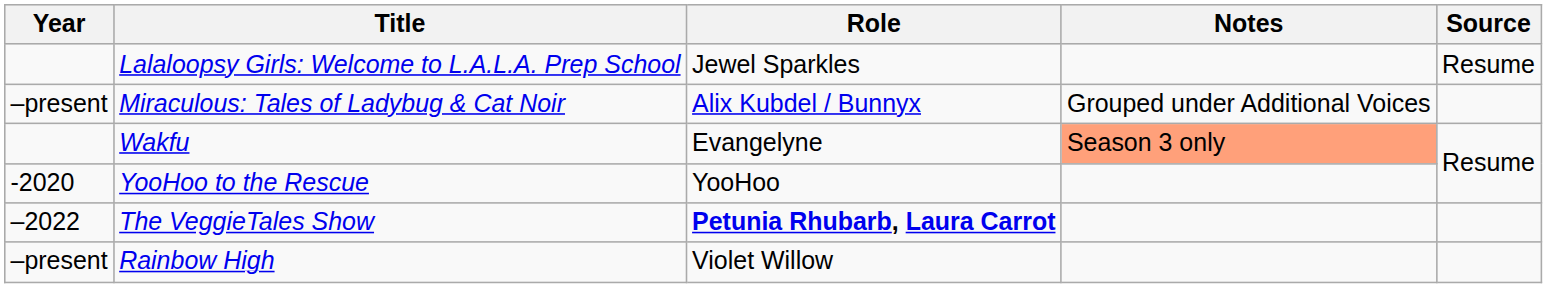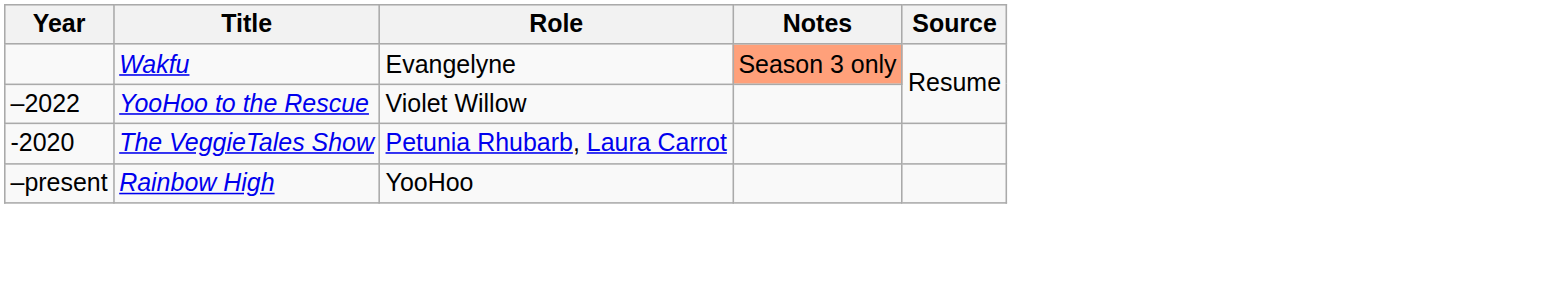- row: (400, 63)
- row: (342, 103)
(42, 182) -2020 -> (45, 103) –2022
(736, 182) YooHoo -> (456, 103) Violet Willow
(45, 222) –2022 -> (42, 143) -2020
(874, 222) bold -> (556, 143) normal
(763, 261) Violet Willow -> (430, 182) YooHoo
